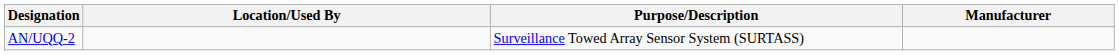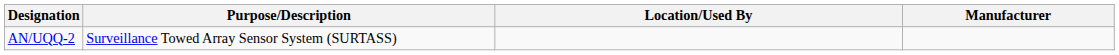columns swapped: (696, 15) <-> (287, 15)
